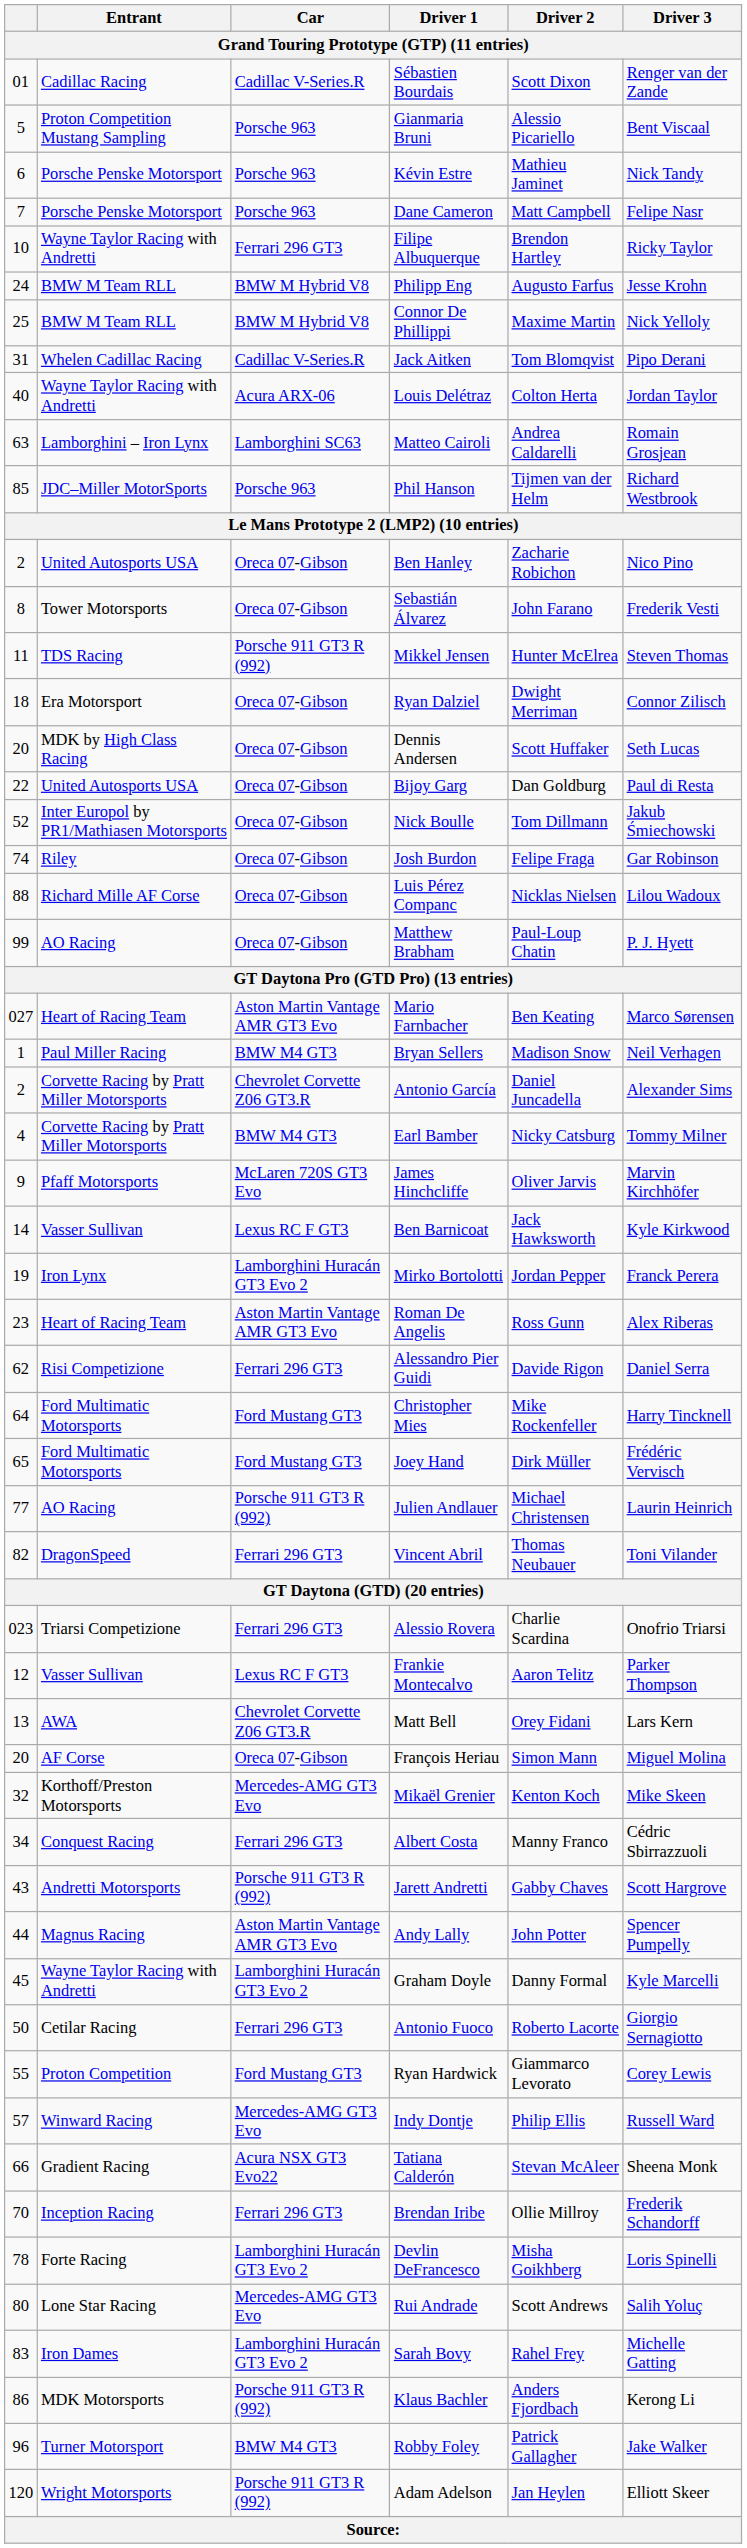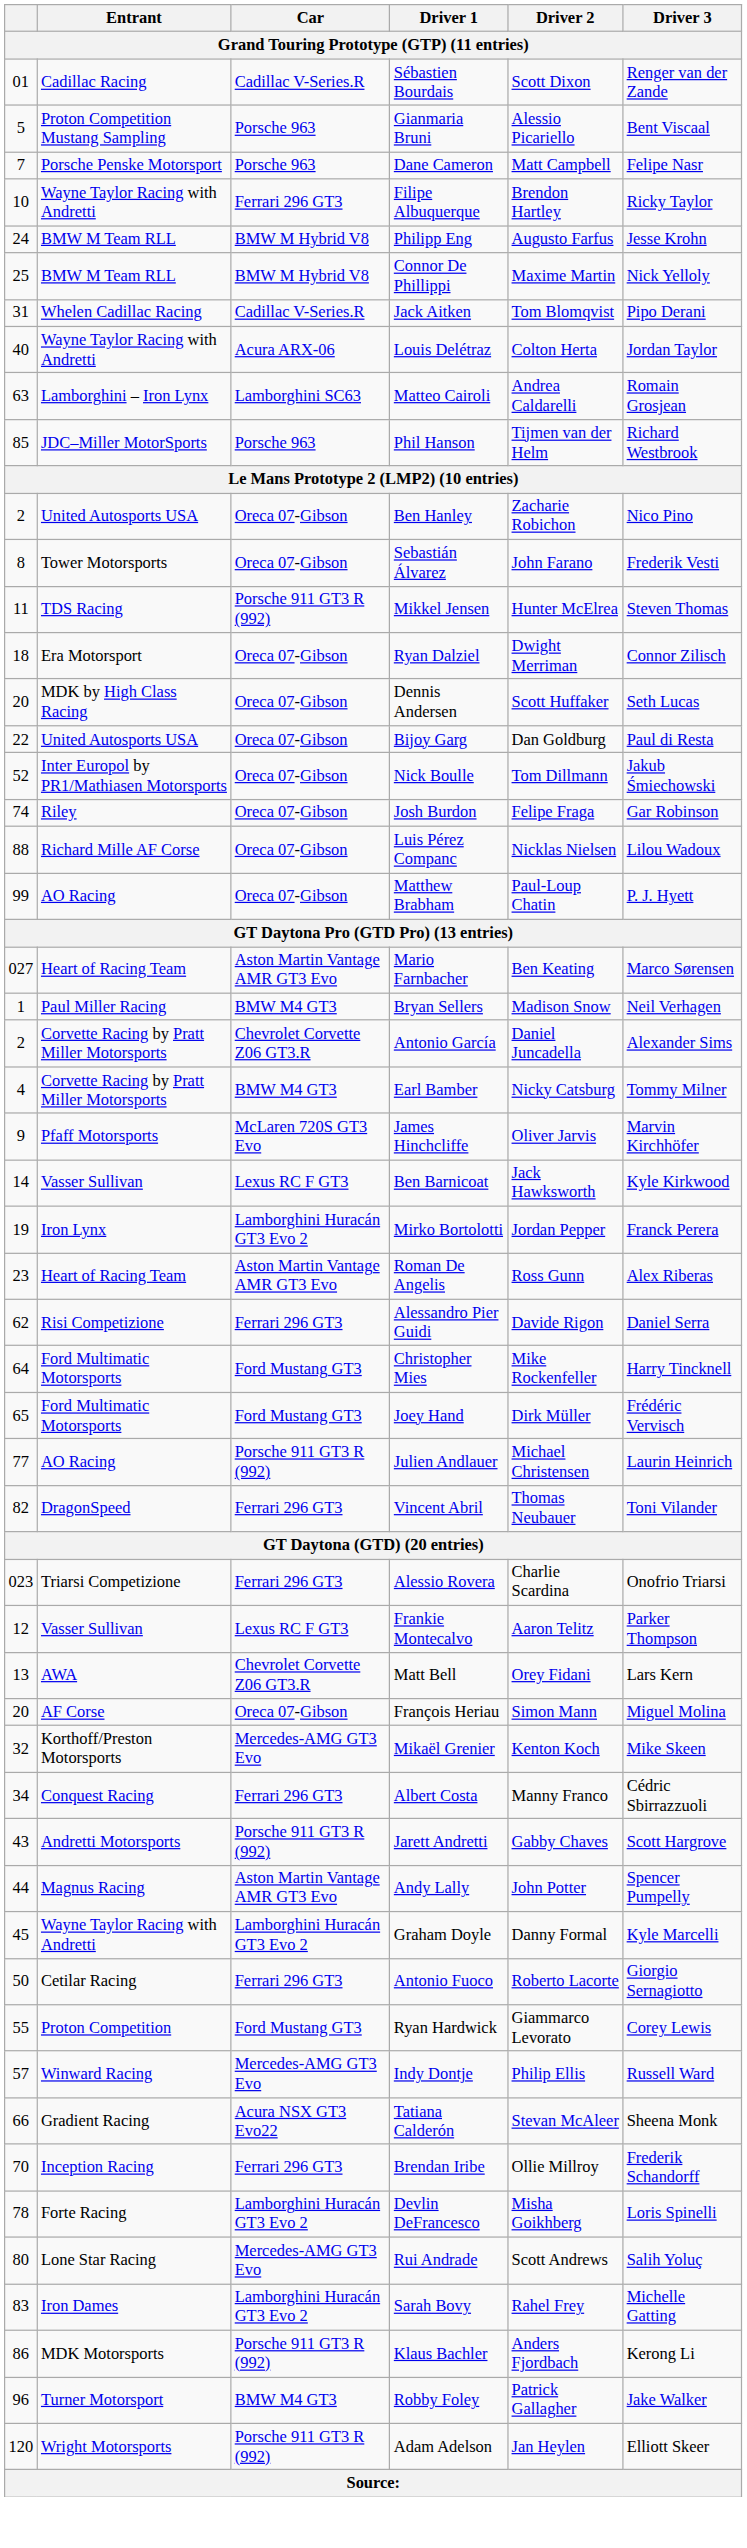- row: (433, 174)
